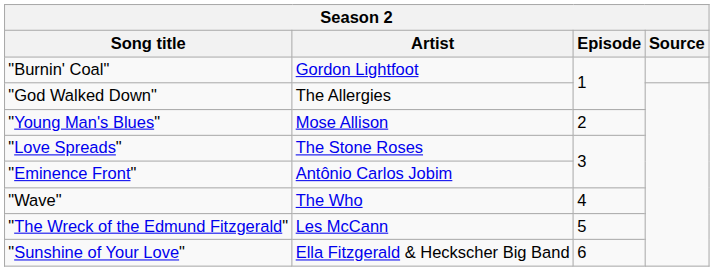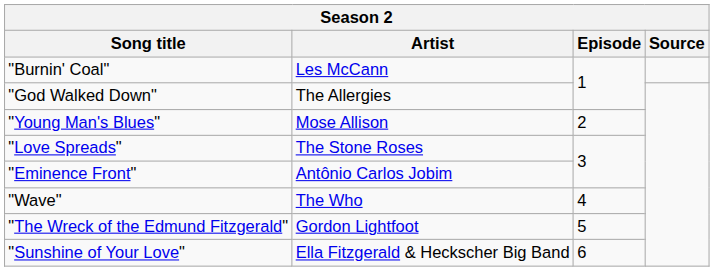(357, 69) Gordon Lightfoot -> (342, 69) Les McCann
(342, 226) Les McCann -> (357, 226) Gordon Lightfoot
